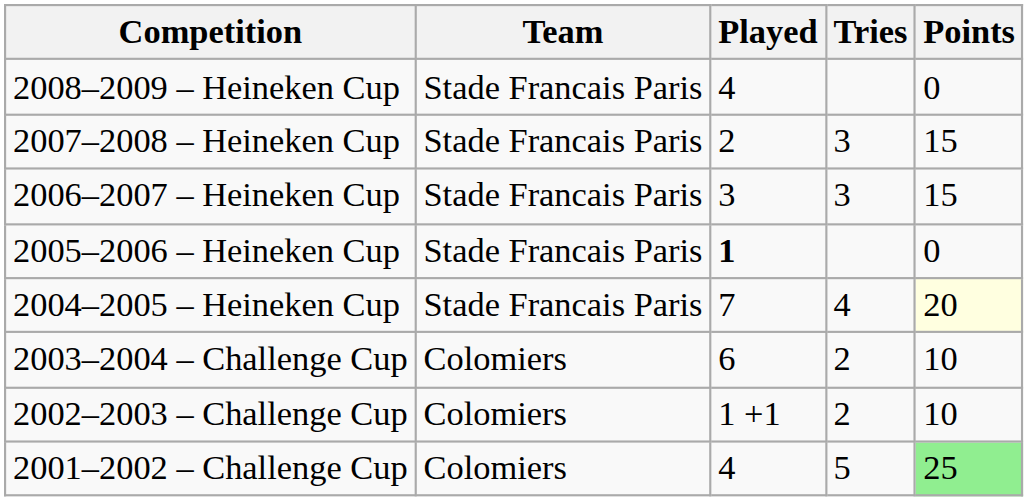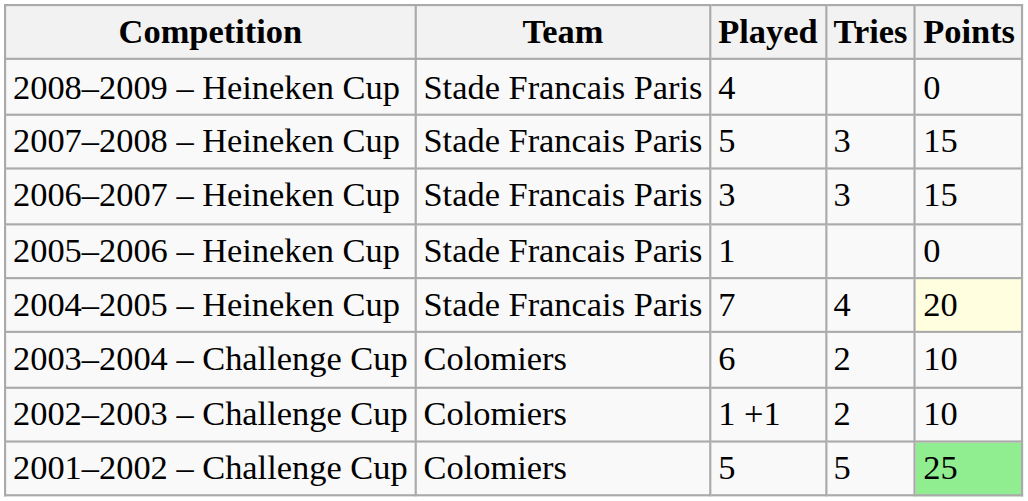(727, 140) 2 -> (727, 140) 5
(727, 250) bold -> (727, 250) normal
(727, 468) 4 -> (727, 468) 5
